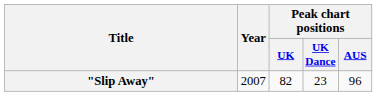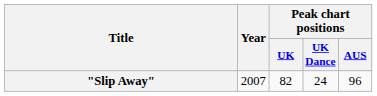(320, 80) 23 -> (320, 80) 24
